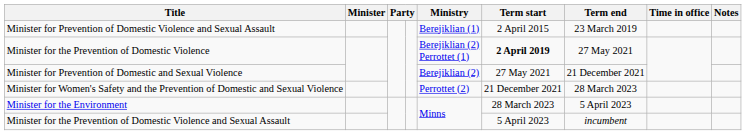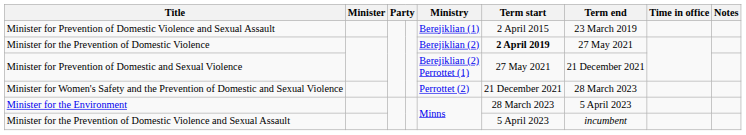(449, 50) Berejiklian (2) Perrottet (1) -> (449, 45) Berejiklian (2)
(449, 72) Berejiklian (2) -> (449, 67) Berejiklian (2) Perrottet (1)
